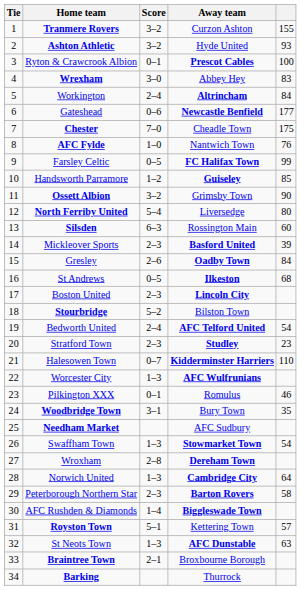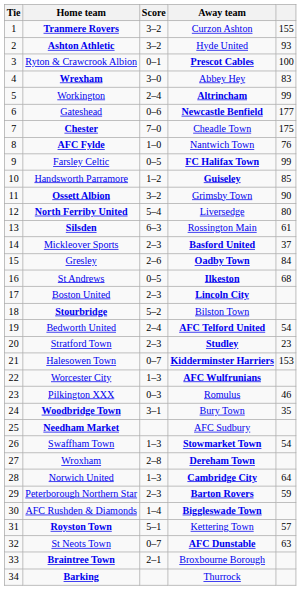(286, 95) 84 -> (286, 95) 99
(286, 228) 60 -> (286, 228) 61
(286, 244) 39 -> (286, 244) 37
(286, 361) 110 -> (286, 361) 153
(154, 394) 0–1 -> (154, 394) 0–3
(286, 493) 58 -> (286, 493) 59
(154, 543) 1–3 -> (154, 543) 0–7
